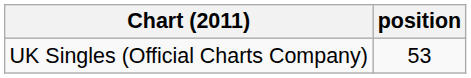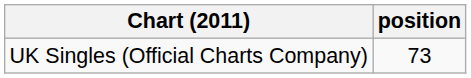(419, 55) 53 -> (419, 55) 73
